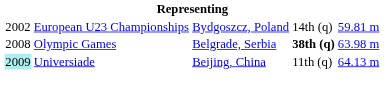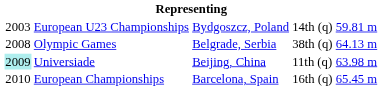(18, 26) 2002 -> (18, 26) 2003
(313, 44) bold -> (312, 44) normal
(359, 44) 63.98 m -> (356, 44) 64.13 m
(359, 61) 64.13 m -> (356, 61) 63.98 m
+ row: (99, 79)
